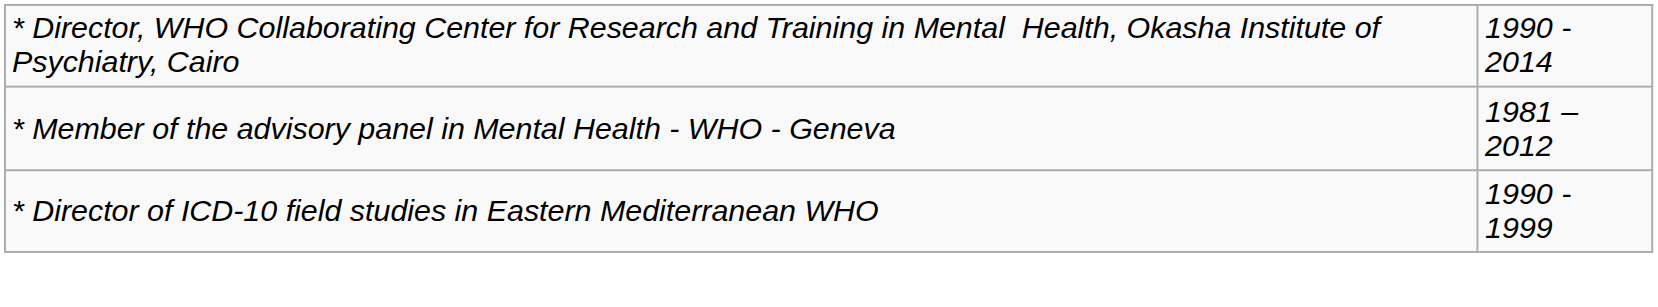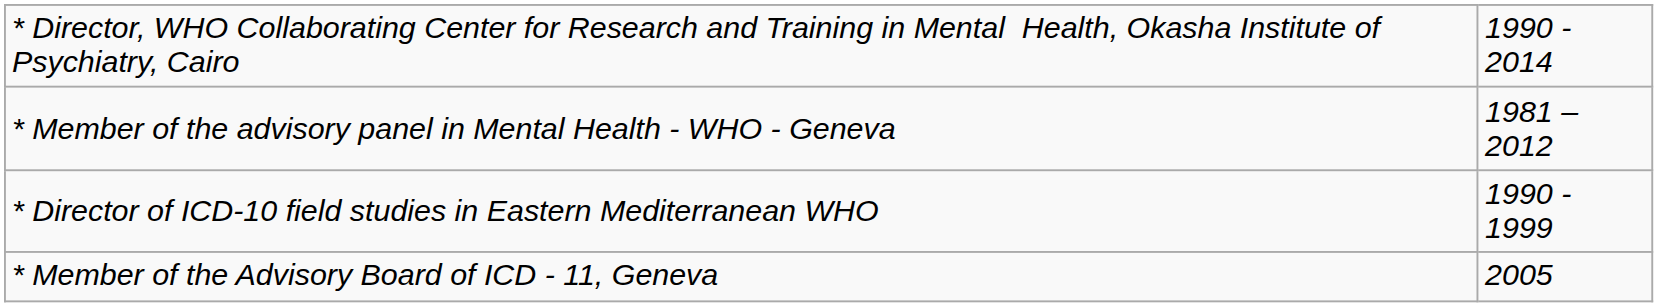+ row: (365, 275)
